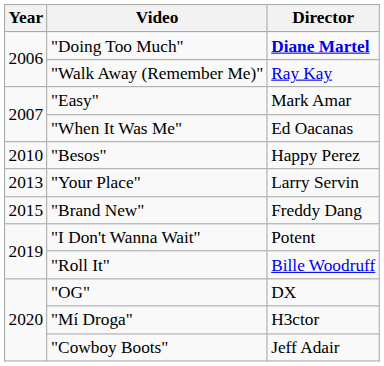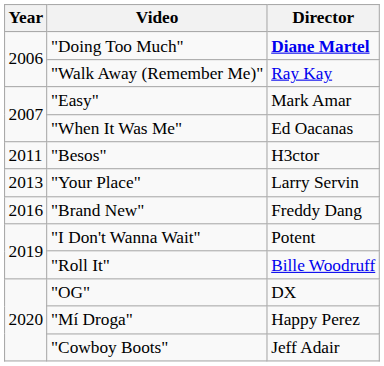(26, 155) 2010 -> (25, 155) 2011
(316, 155) Happy Perez -> (295, 155) H3ctor
(26, 210) 2015 -> (26, 210) 2016
(295, 319) H3ctor -> (316, 319) Happy Perez
